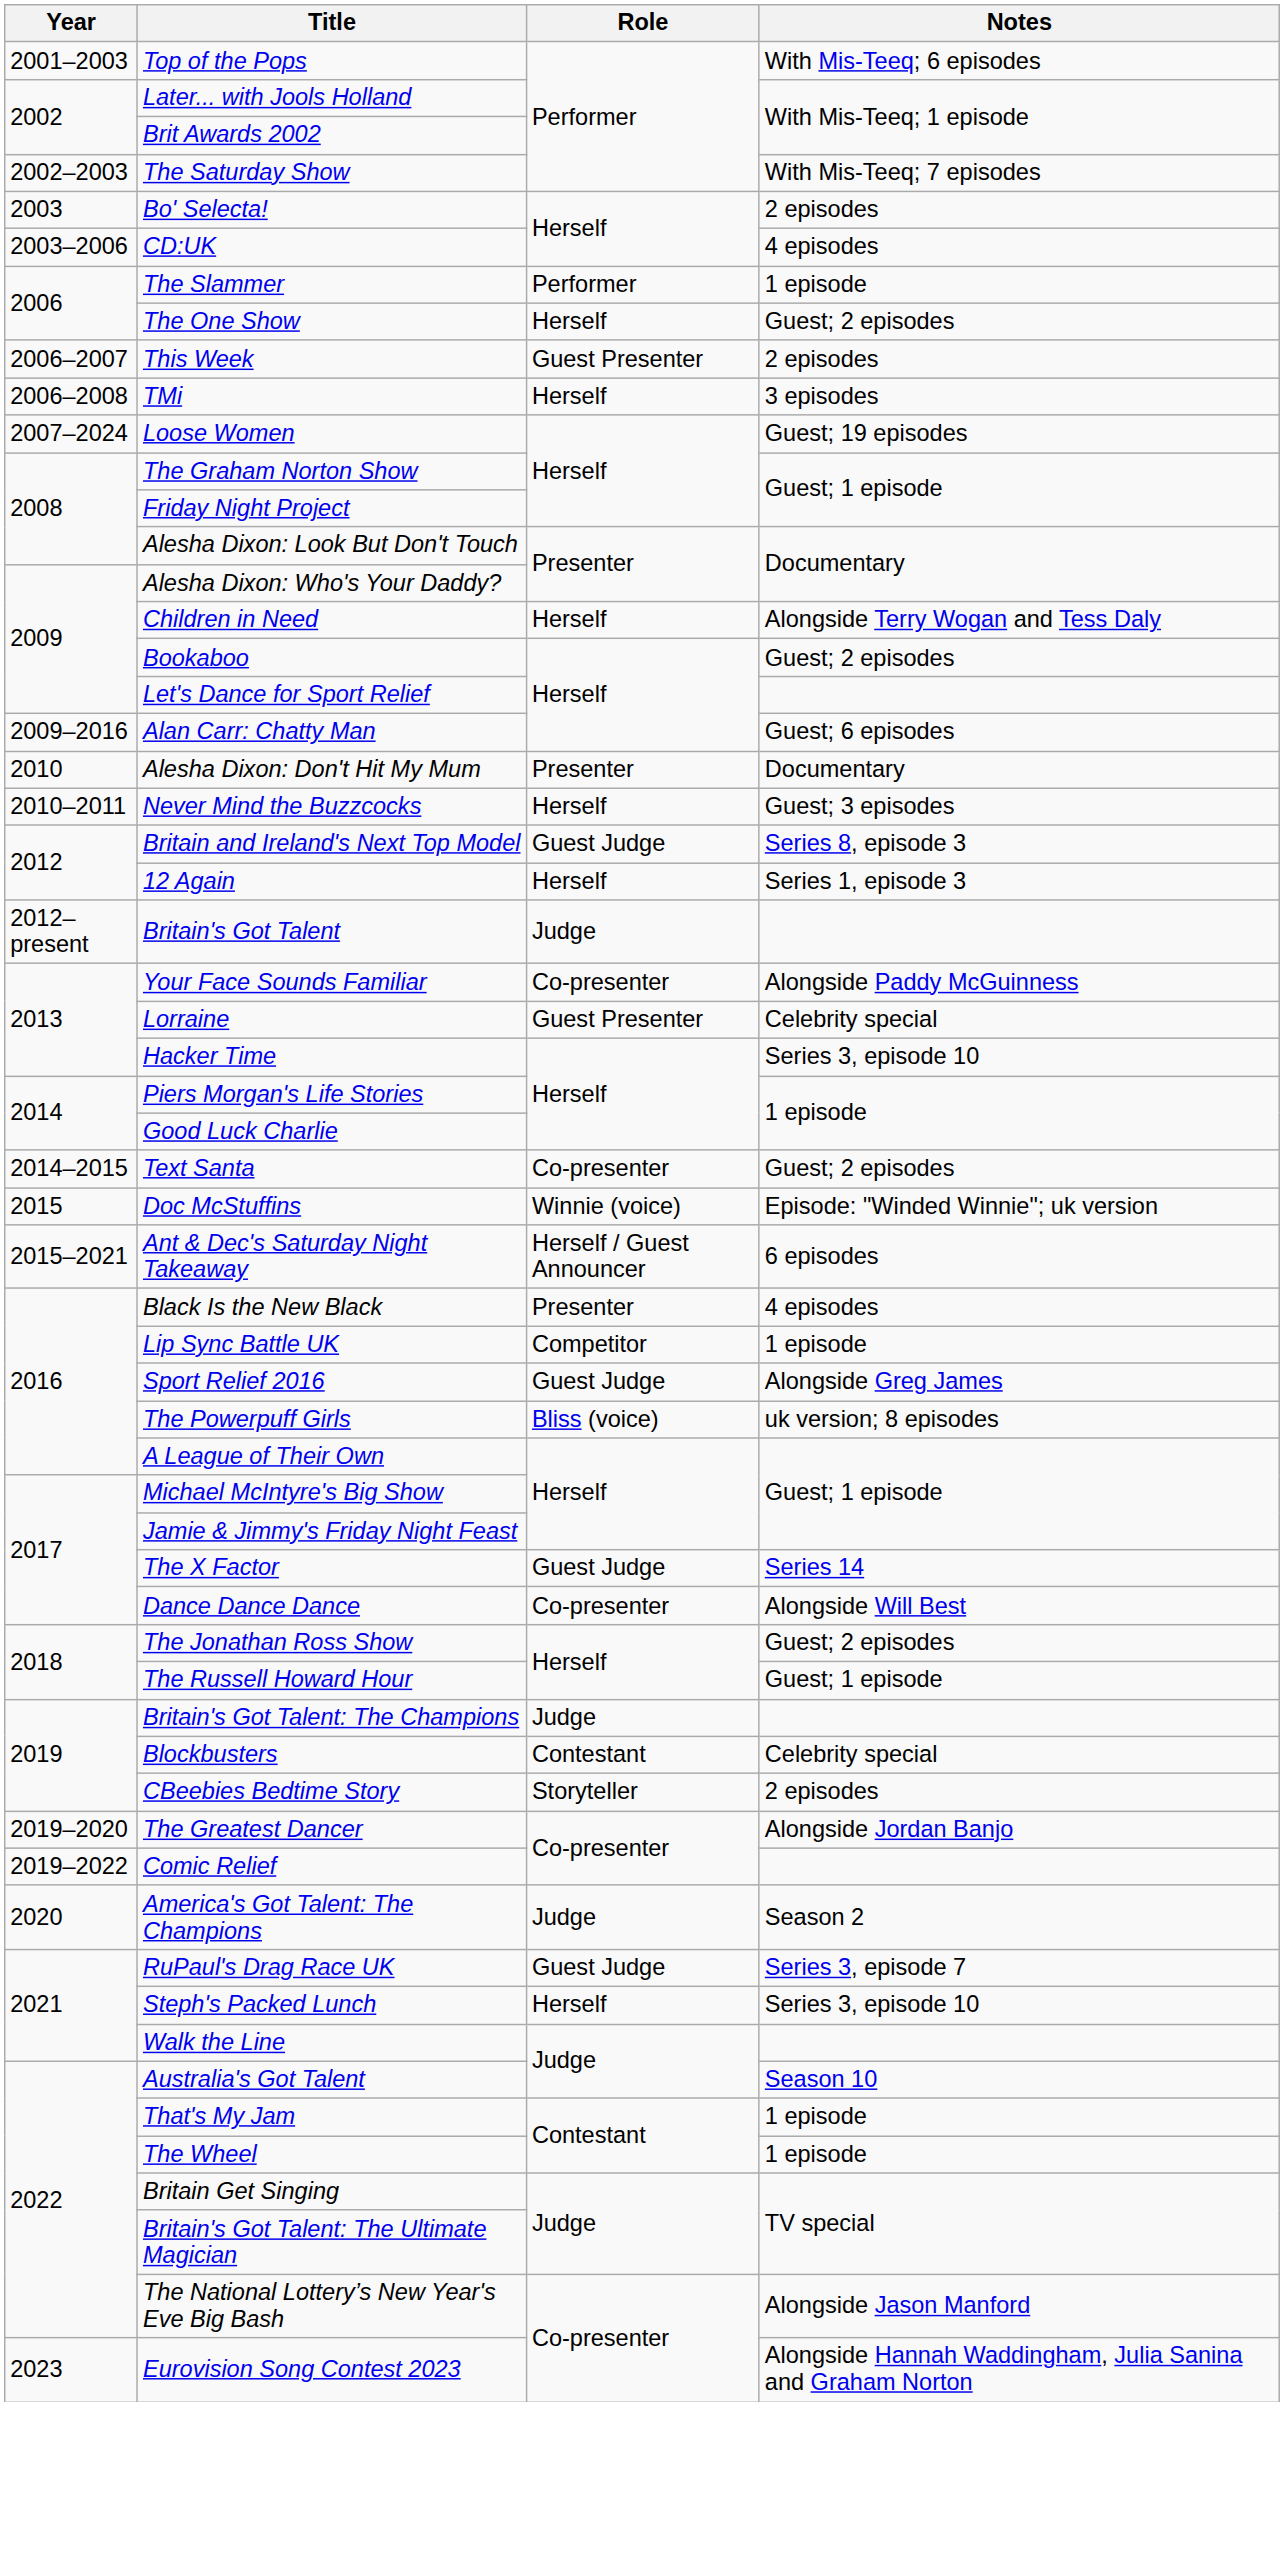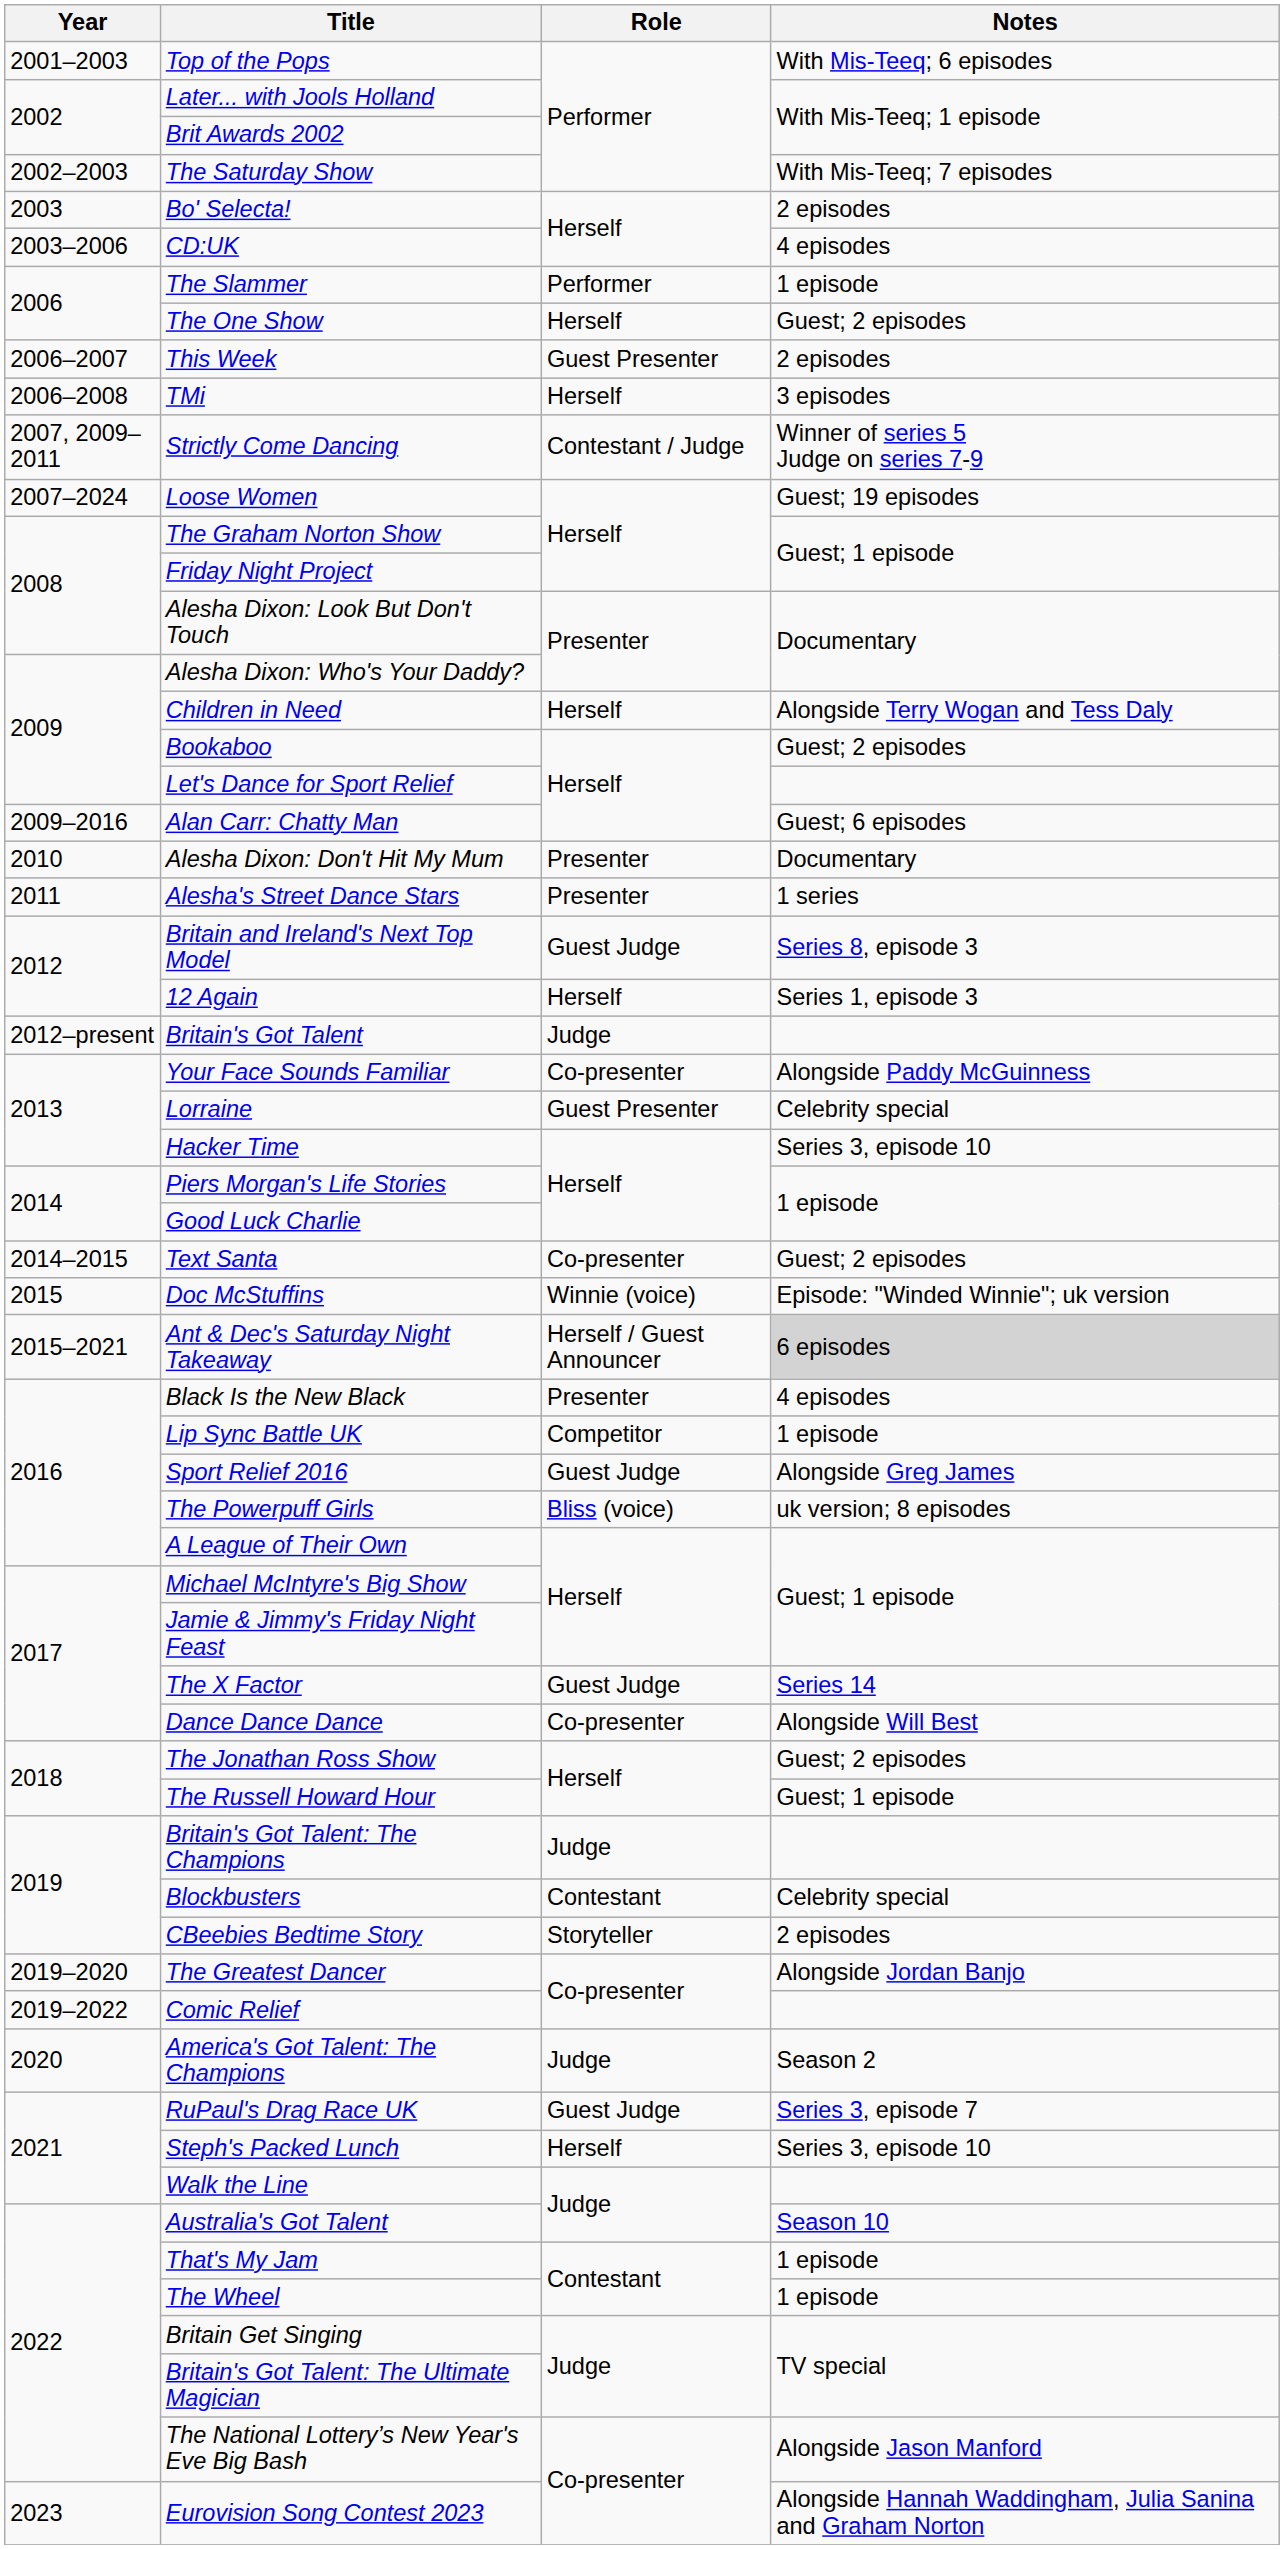+ row: (282, 446)
- row: (282, 806)
+ row: (312, 896)
(822, 1256) no background -> (833, 1346) lightgrey background
